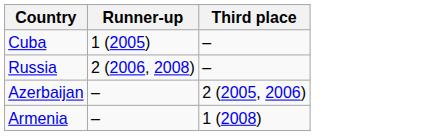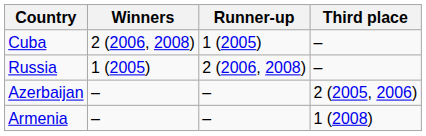+ column: (143, 17)
